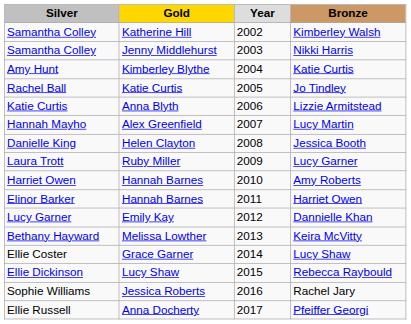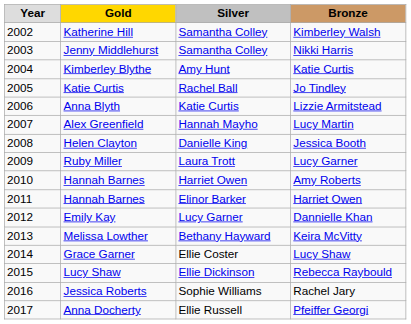columns swapped: (262, 13) <-> (62, 13)
